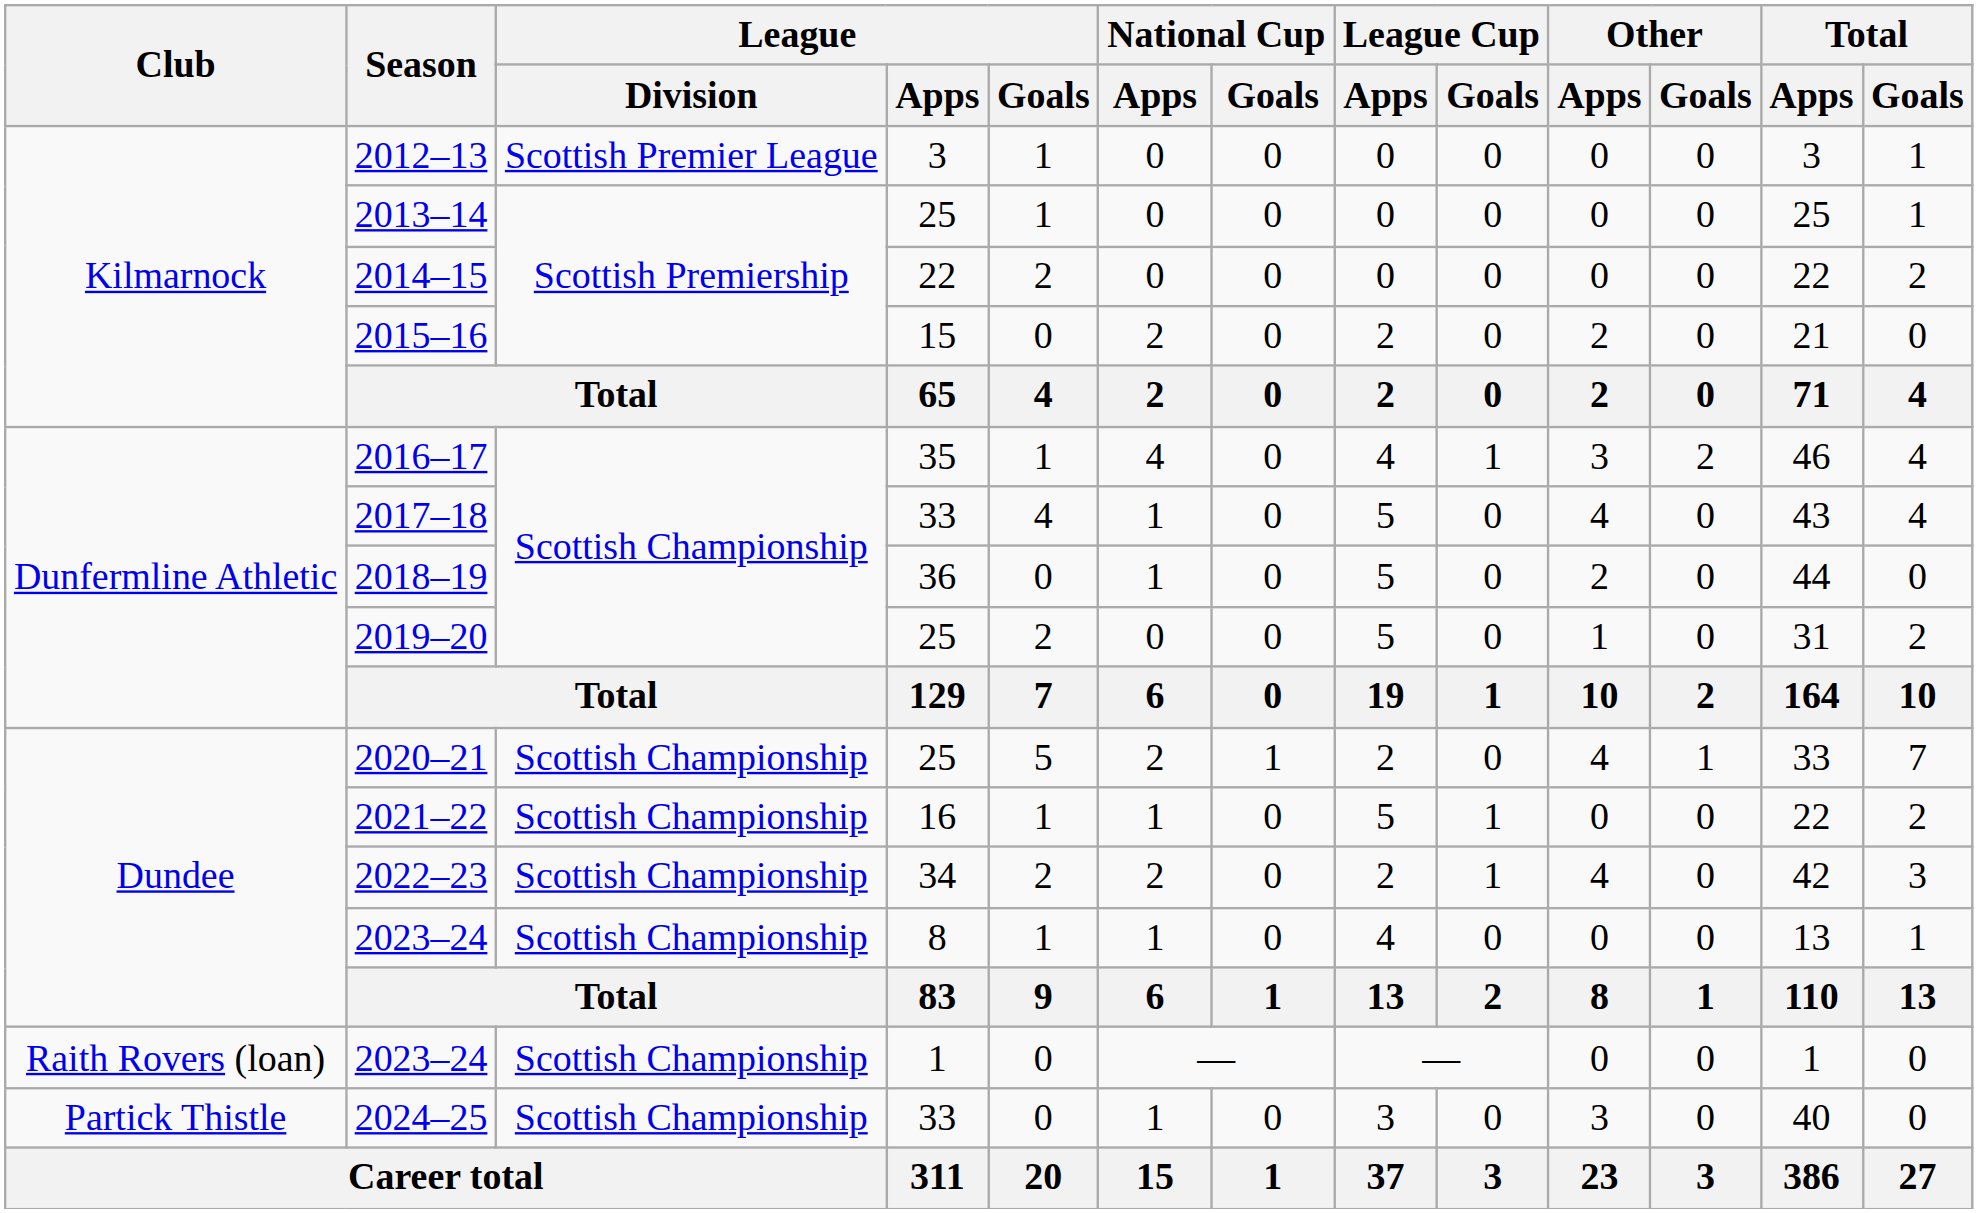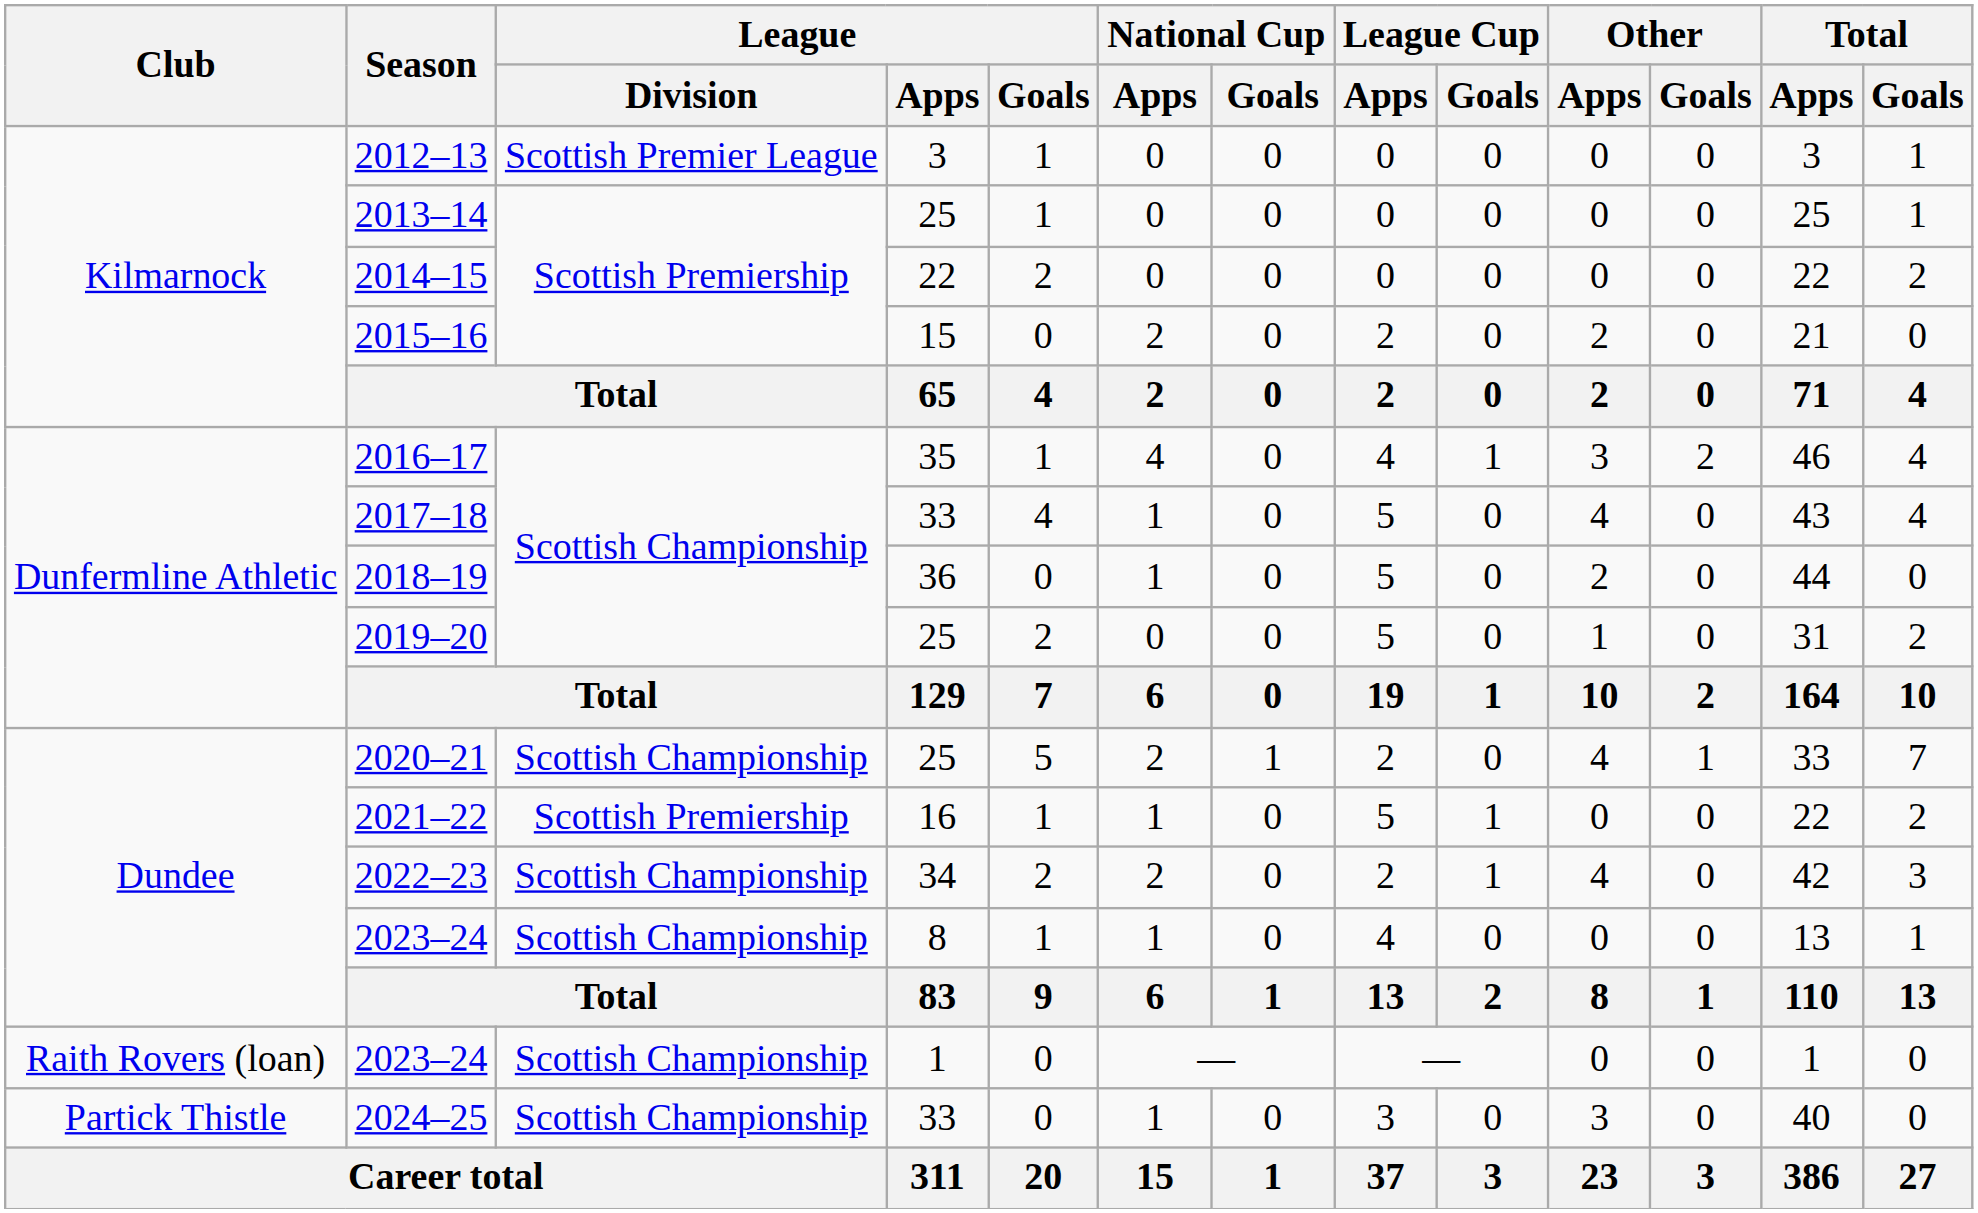(691, 816) Scottish Championship -> (691, 816) Scottish Premiership
